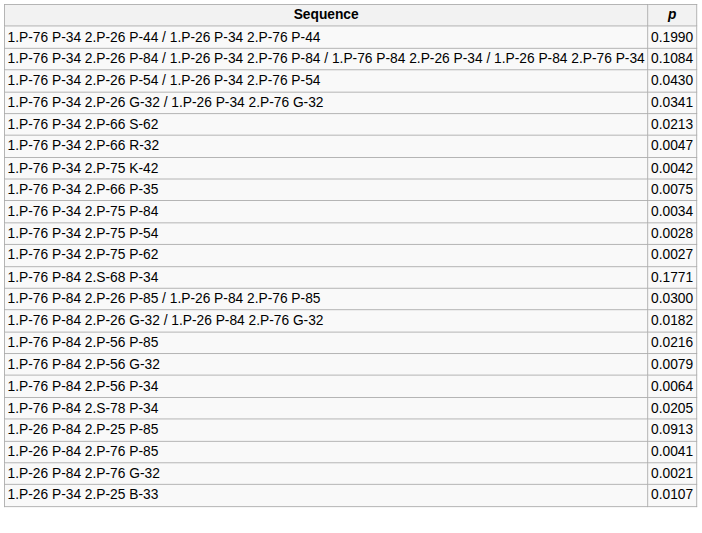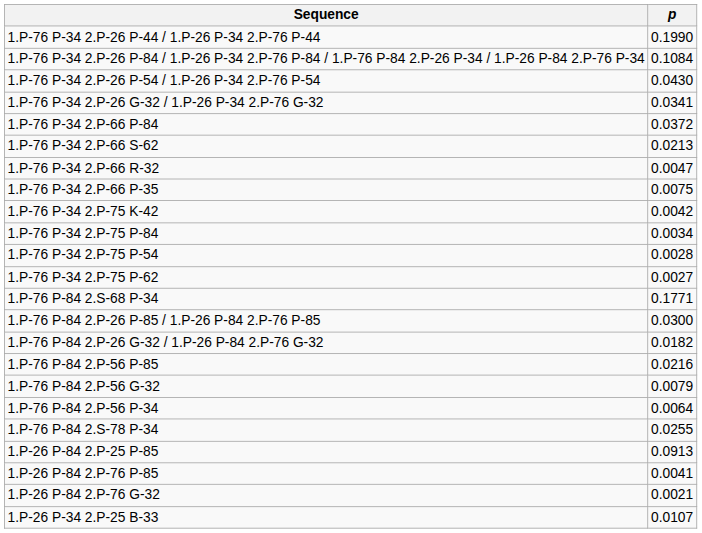+ row: (83, 124)
rows swapped: (83, 189) <-> (83, 168)
(672, 408) 0.0205 -> (672, 430) 0.0255
